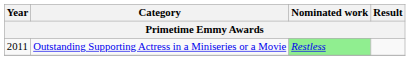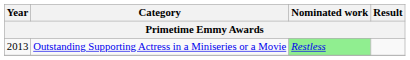(17, 47) 2011 -> (18, 47) 2013
